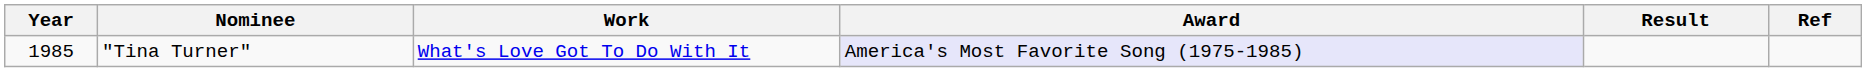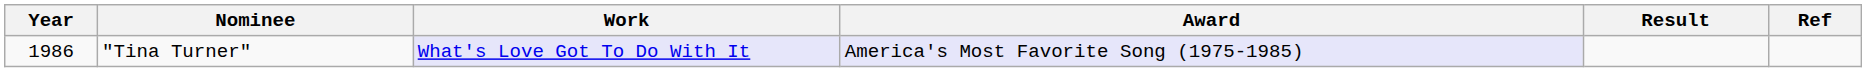(51, 51) 1985 -> (51, 51) 1986
(584, 51) no background -> (584, 51) lavender background
